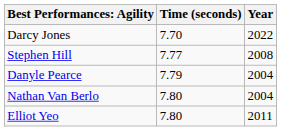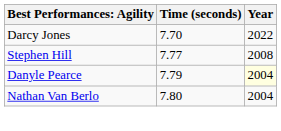(260, 75) no background -> (260, 75) lightyellow background
- row: (33, 116)
